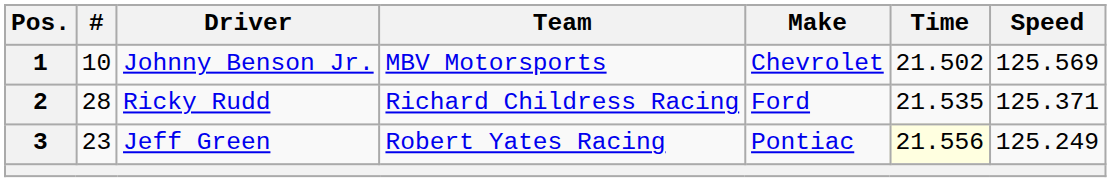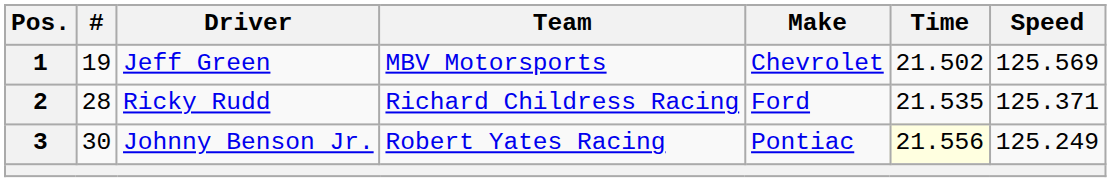(96, 65) 10 -> (96, 65) 19
(248, 65) Johnny Benson Jr. -> (197, 65) Jeff Green
(96, 144) 23 -> (96, 144) 30
(197, 144) Jeff Green -> (248, 144) Johnny Benson Jr.
